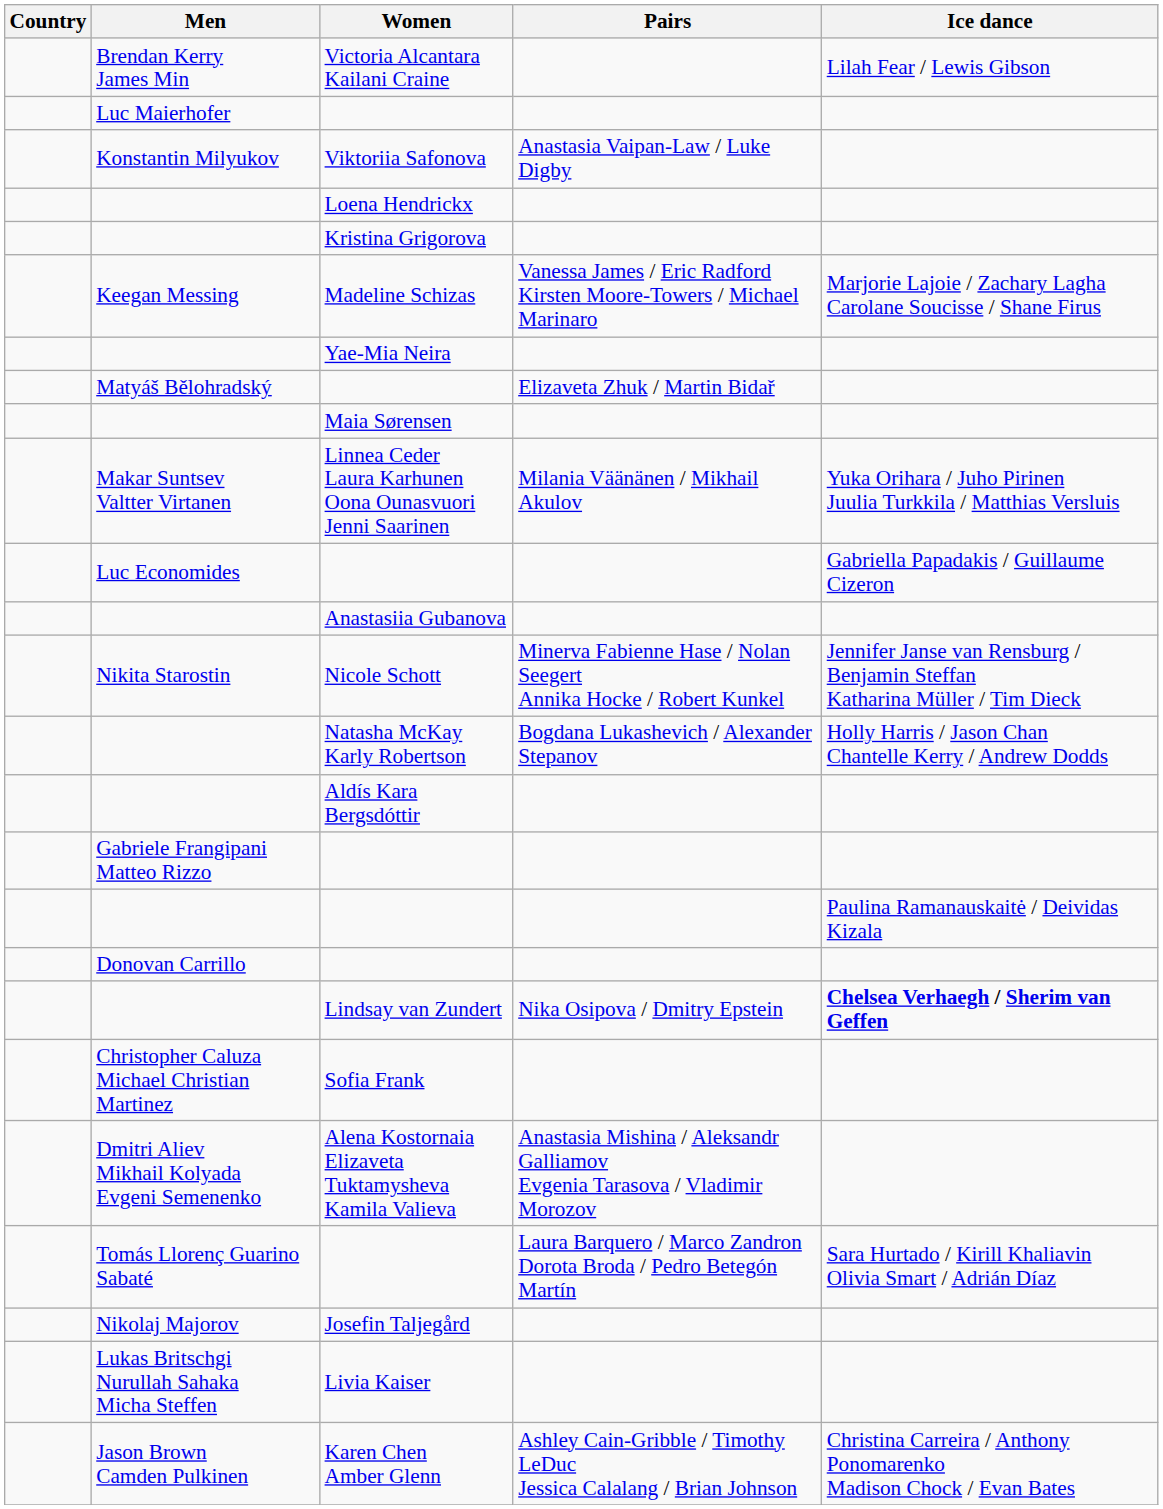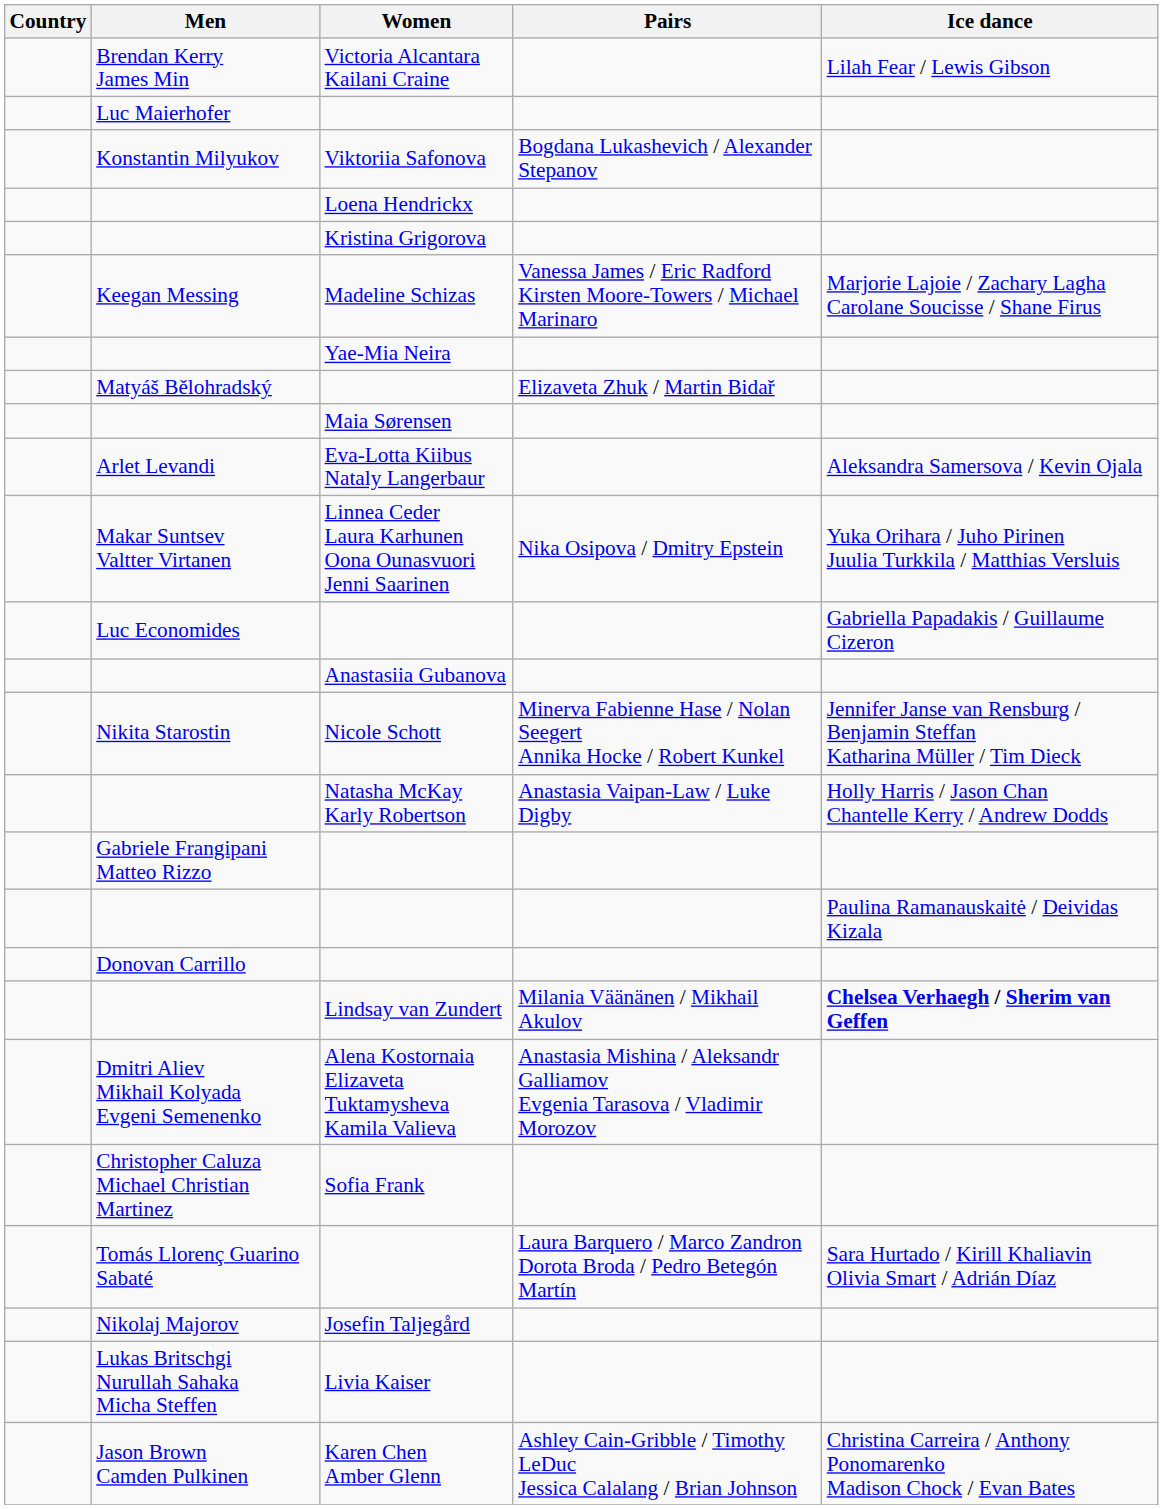(644, 158) Anastasia Vaipan-Law / Luke Digby -> (665, 158) Bogdana Lukashevich / Alexander Stepanov
+ row: (156, 466)
(638, 490) Milania Väänänen / Mikhail Akulov -> (651, 548) Nika Osipova / Dmitry Epstein
(665, 745) Bogdana Lukashevich / Alexander Stepanov -> (644, 802) Anastasia Vaipan-Law / Luke Digby
- row: (206, 803)
(651, 1009) Nika Osipova / Dmitry Epstein -> (638, 1009) Milania Väänänen / Mikhail Akulov
rows swapped: (179, 1079) <-> (179, 1172)
